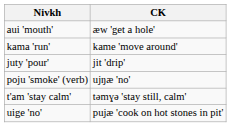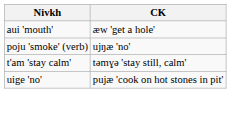- row: (28, 46)
- row: (28, 63)
